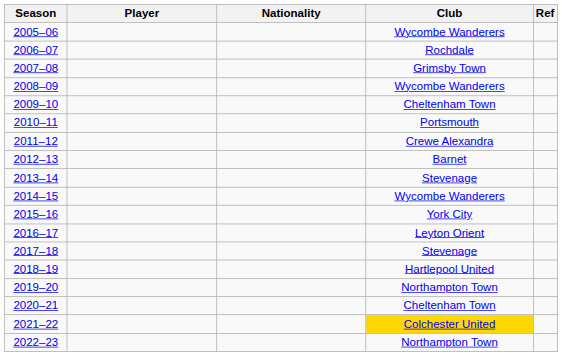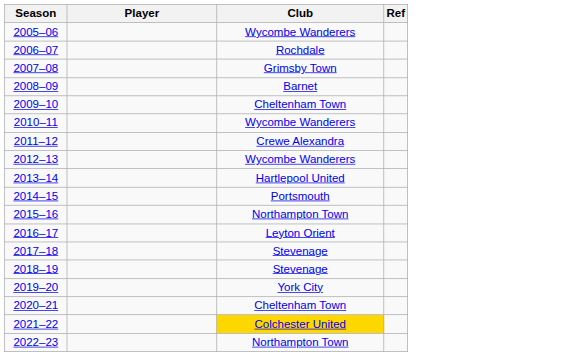- column: (291, 13)
(450, 86) Wycombe Wanderers -> (300, 86) Barnet
(450, 123) Portsmouth -> (300, 123) Wycombe Wanderers
(450, 159) Barnet -> (300, 159) Wycombe Wanderers
(450, 178) Stevenage -> (300, 178) Hartlepool United
(450, 196) Wycombe Wanderers -> (300, 196) Portsmouth
(450, 214) York City -> (300, 214) Northampton Town
(450, 269) Hartlepool United -> (300, 269) Stevenage
(450, 287) Northampton Town -> (300, 287) York City
